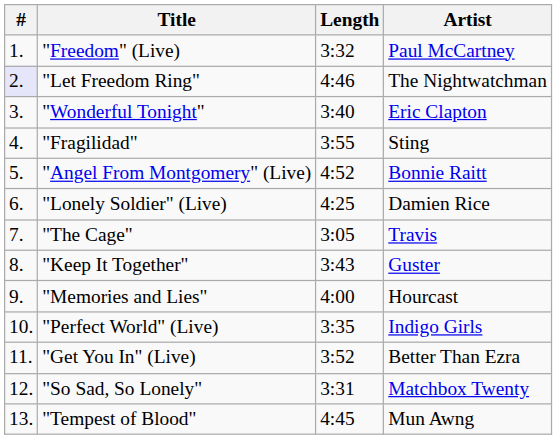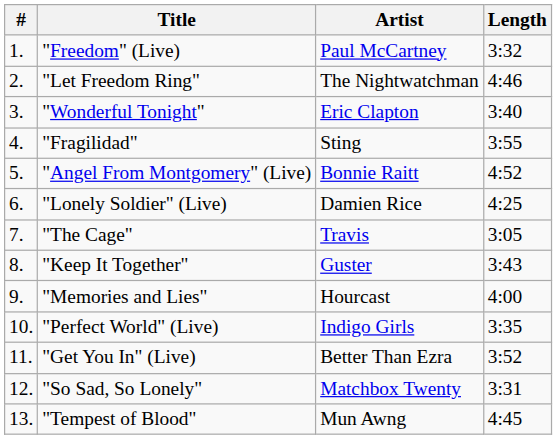columns swapped: (468, 19) <-> (350, 19)
(16, 81) lavender background -> (16, 81) no background
